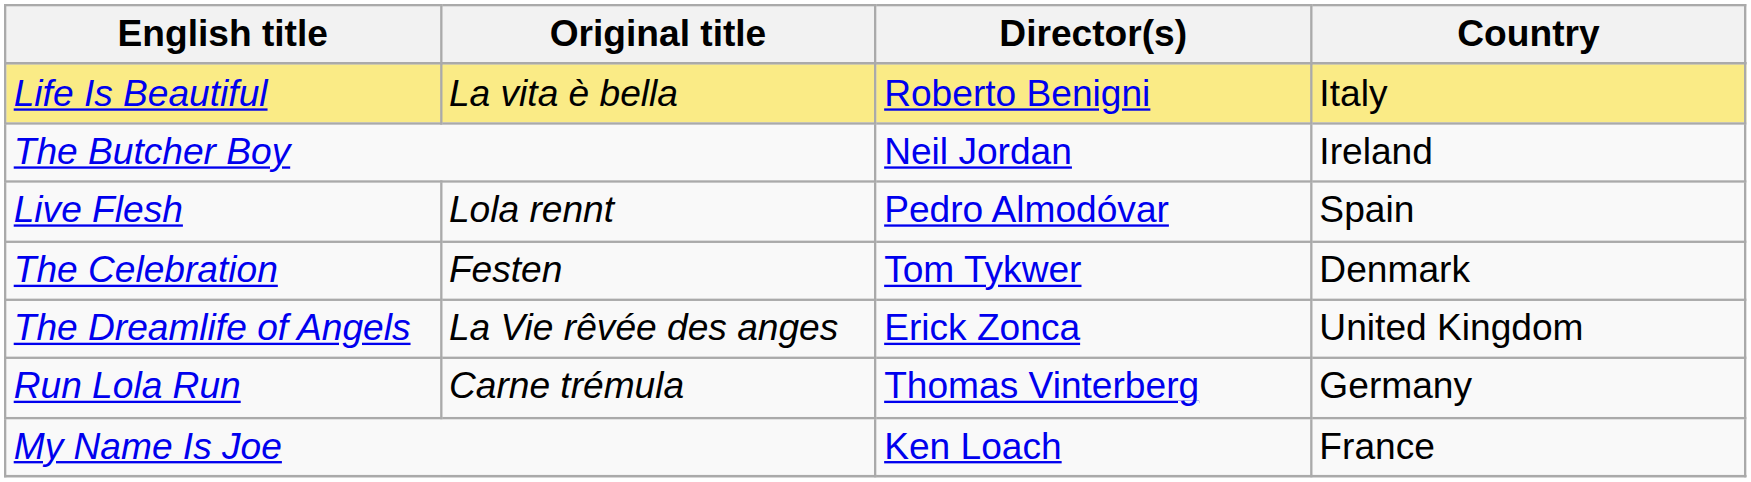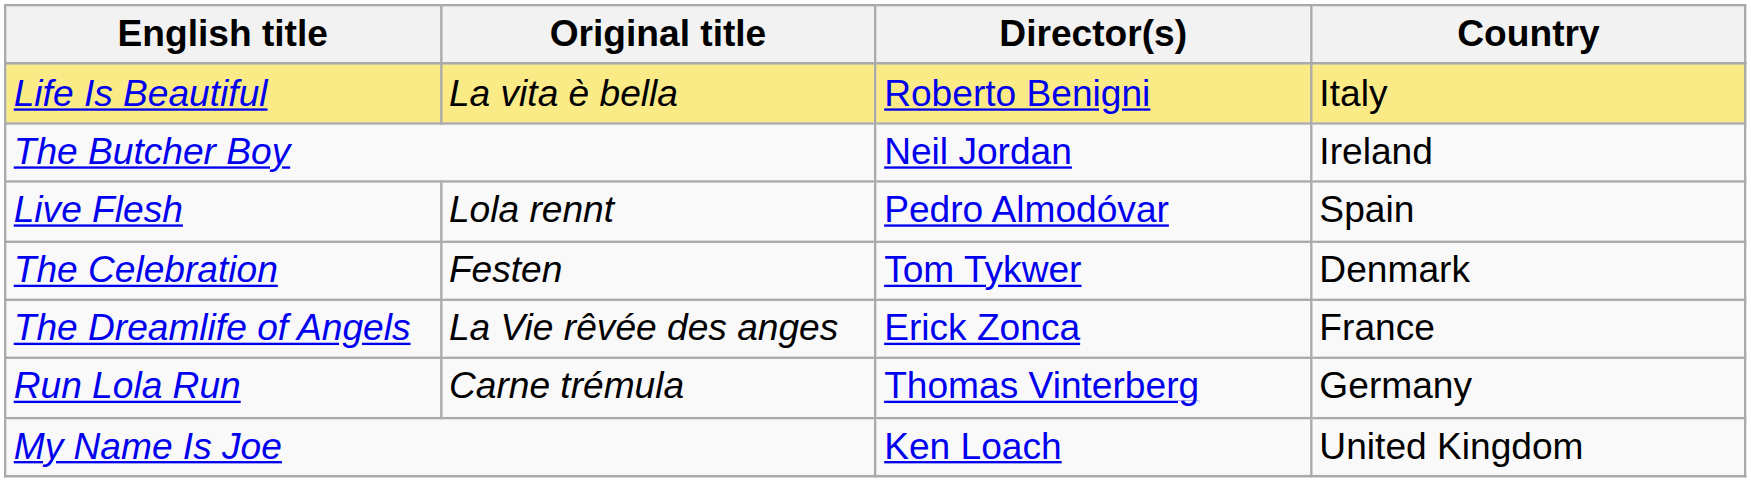(1451, 328) United Kingdom -> (1377, 328) France
(1377, 446) France -> (1451, 446) United Kingdom
